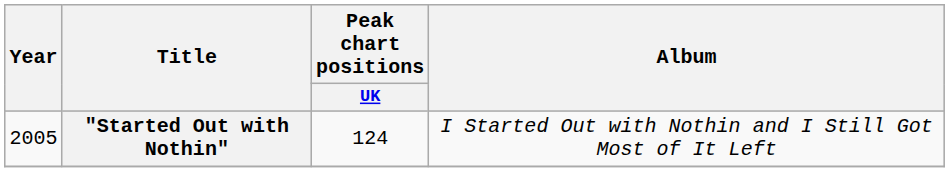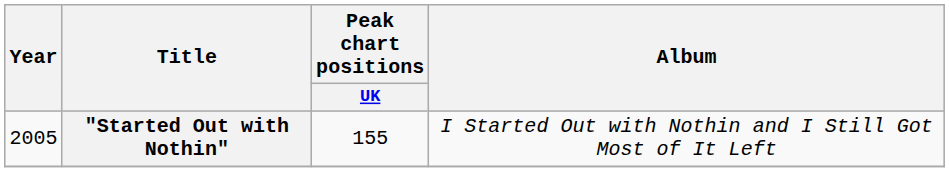(370, 138) 124 -> (370, 138) 155
